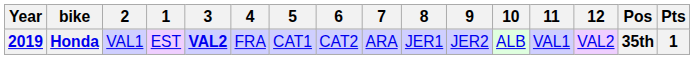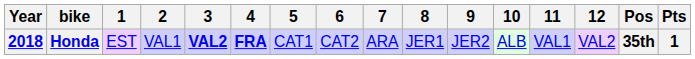columns swapped: (166, 16) <-> (125, 16)
(26, 41) 2019 -> (26, 41) 2018
(250, 41) normal -> (251, 41) bold
